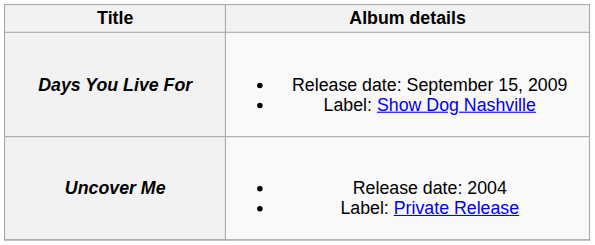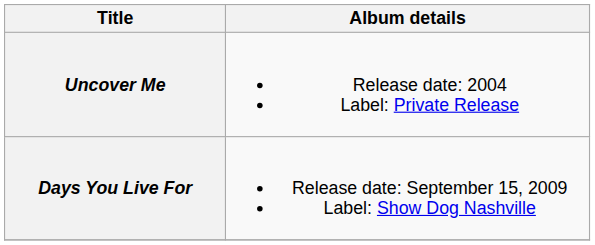rows swapped: (115, 188) <-> (115, 84)
